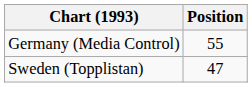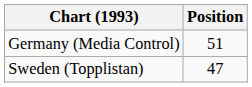(215, 43) 55 -> (215, 43) 51
